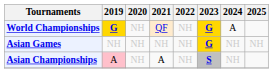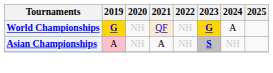- row: (34, 44)
